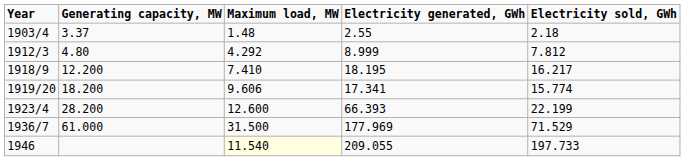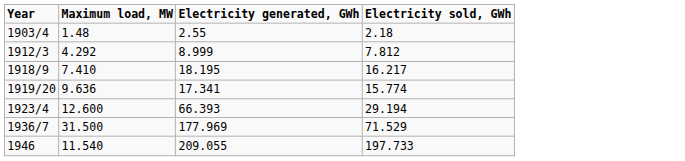- column: (142, 14)
(245, 89) 9.606 -> (79, 89) 9.636
(552, 108) 22.199 -> (386, 108) 29.194
(248, 146) lightyellow background -> (82, 146) no background
